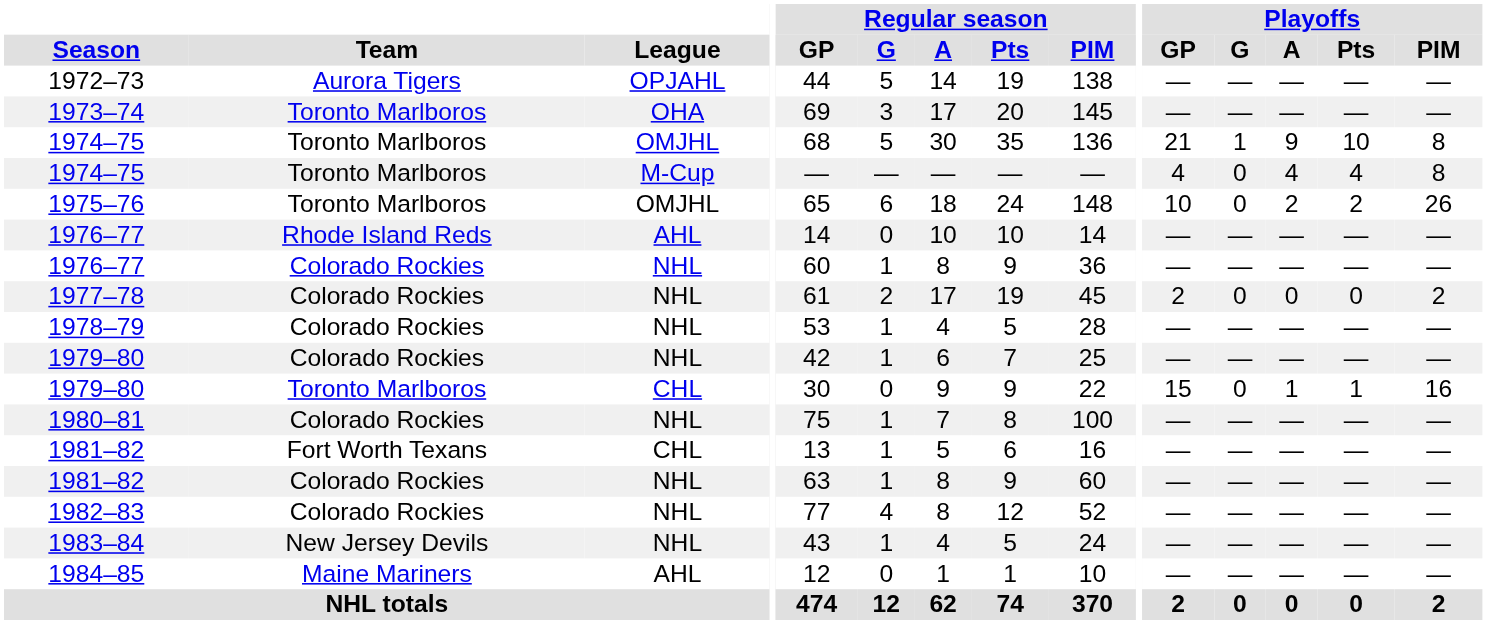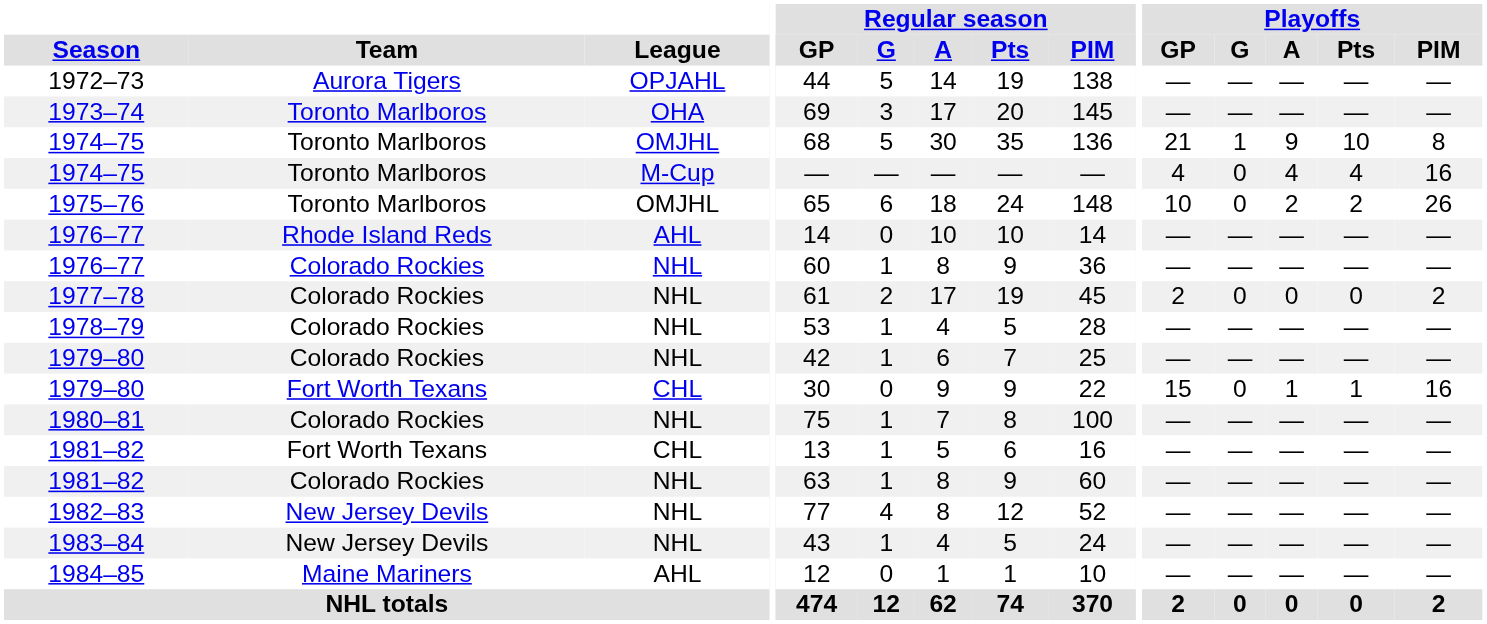(1439, 173) 8 -> (1439, 173) 16
(387, 388) Toronto Marlboros -> (387, 388) Fort Worth Texans
(387, 511) Colorado Rockies -> (387, 511) New Jersey Devils
